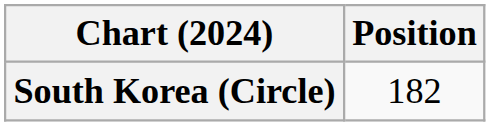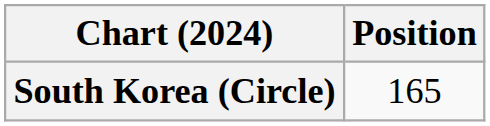(414, 90) 182 -> (414, 90) 165
